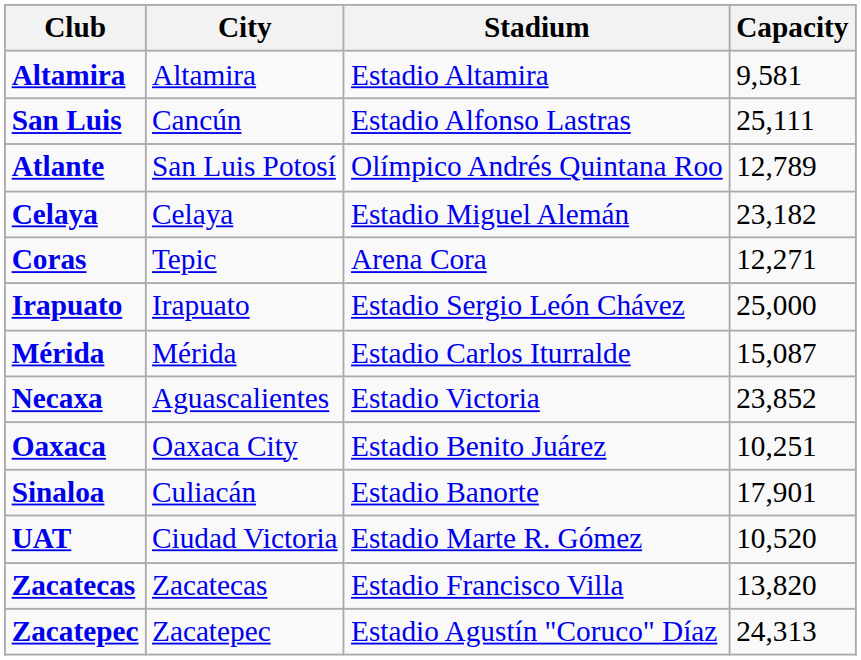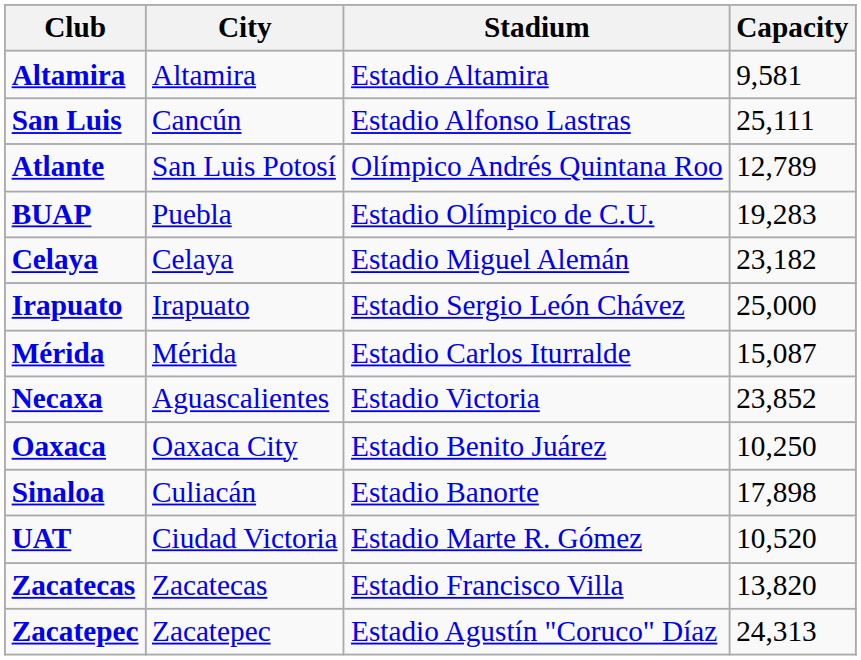+ row: (52, 213)
- row: (49, 259)
(776, 445) 10,251 -> (776, 445) 10,250
(776, 492) 17,901 -> (776, 492) 17,898
